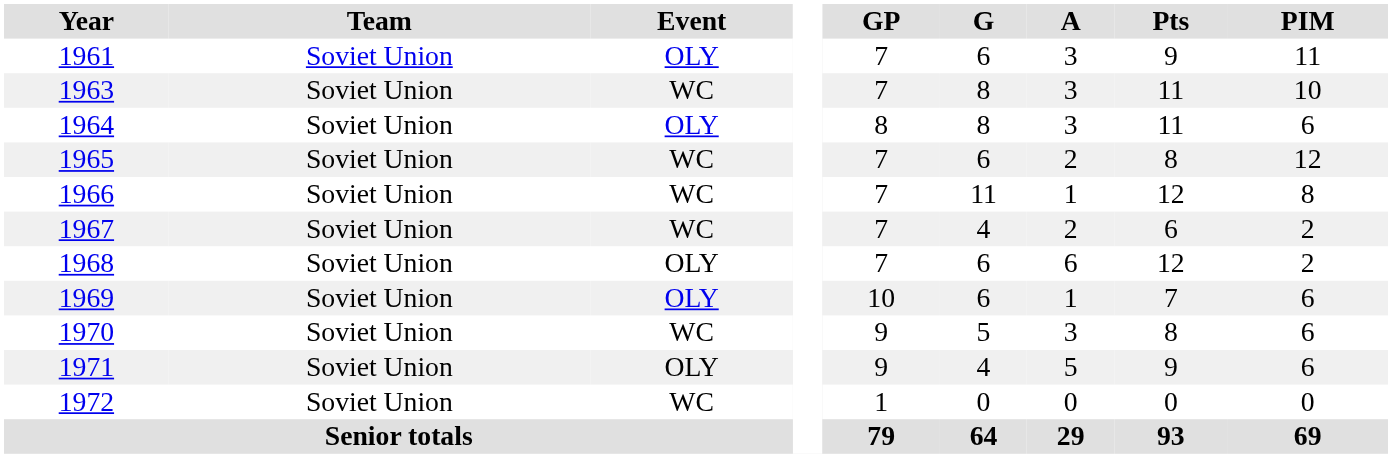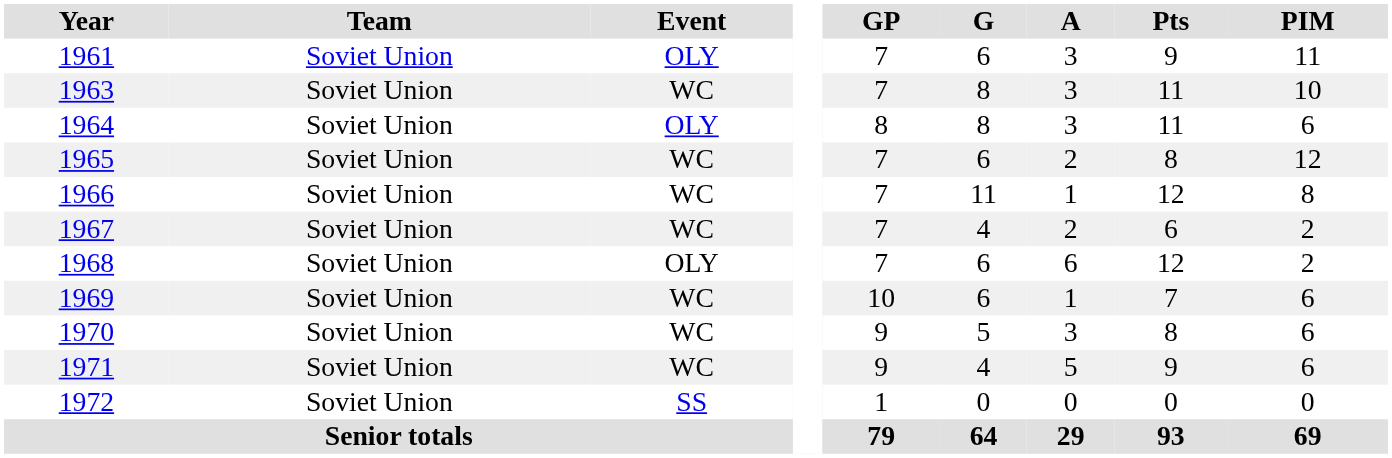(692, 297) OLY -> (692, 297) WC
(692, 366) OLY -> (692, 366) WC
(692, 401) WC -> (692, 401) SS
